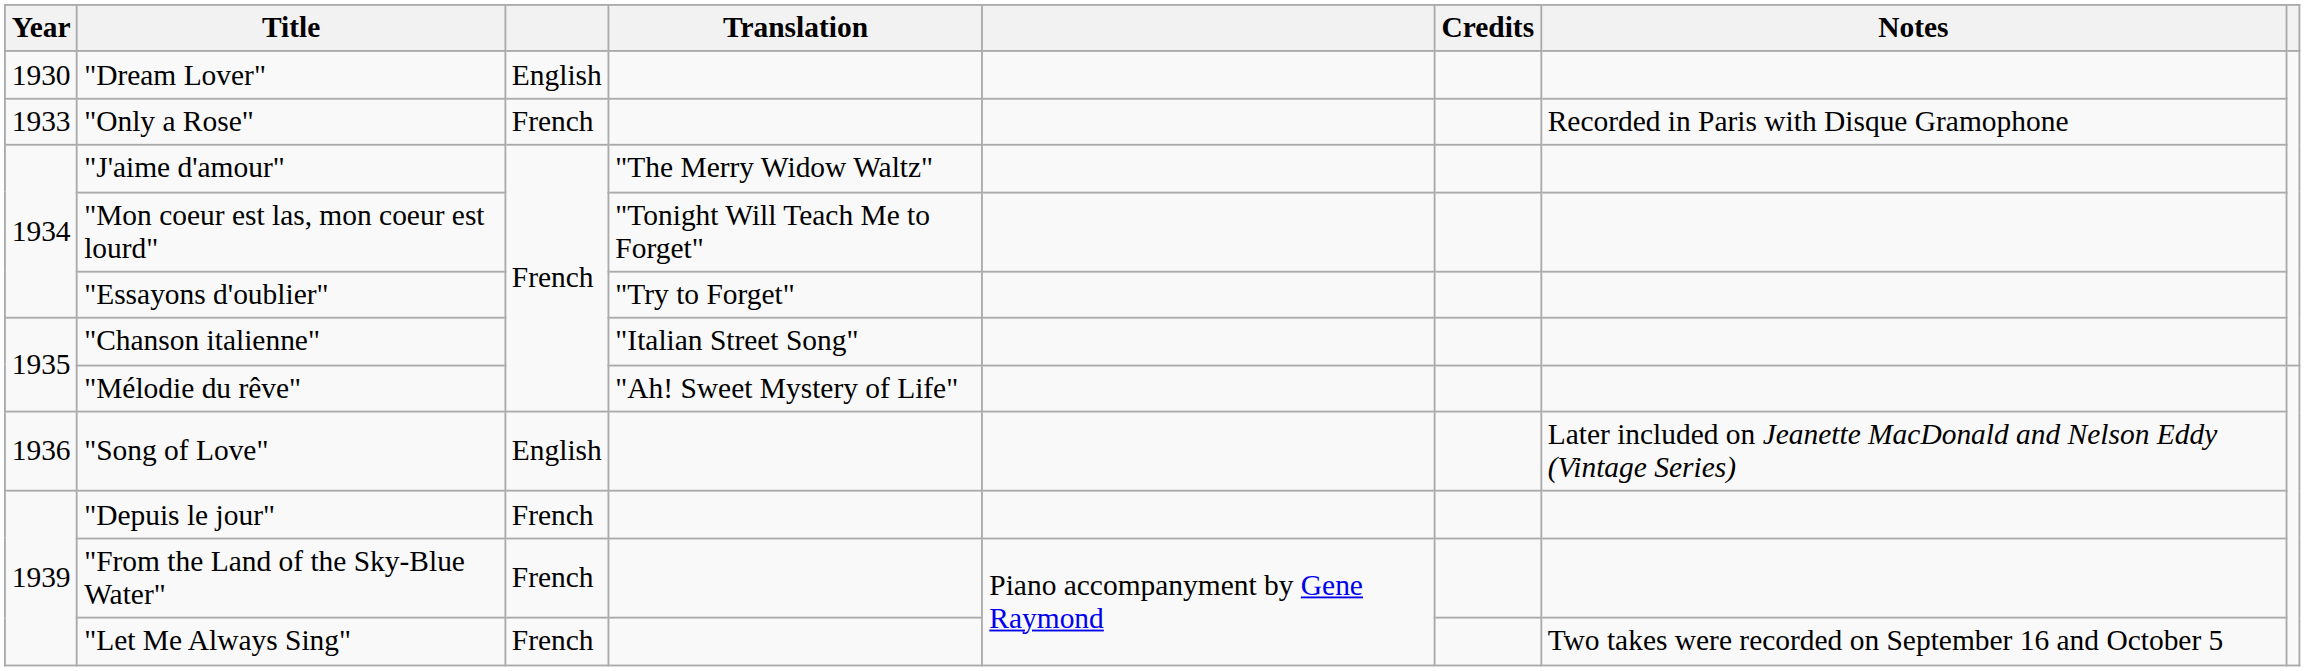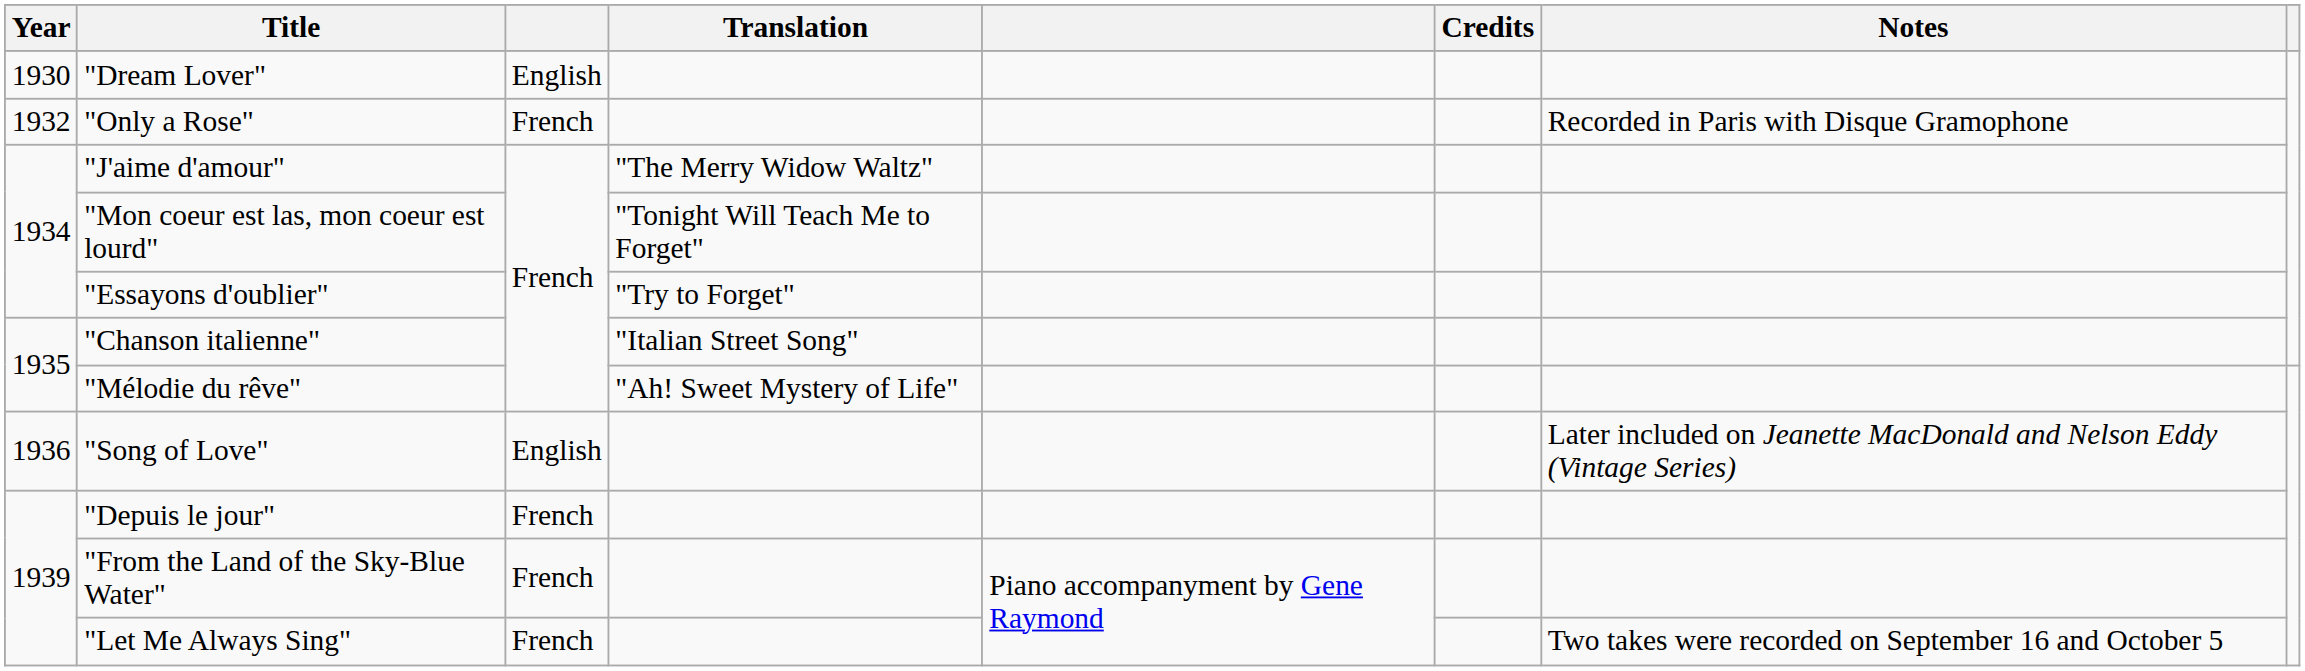(41, 121) 1933 -> (41, 121) 1932
